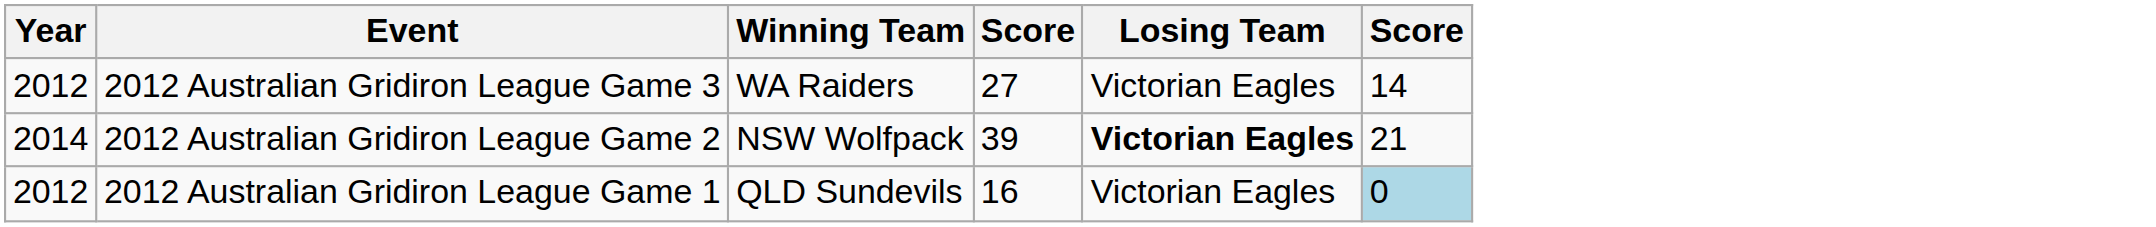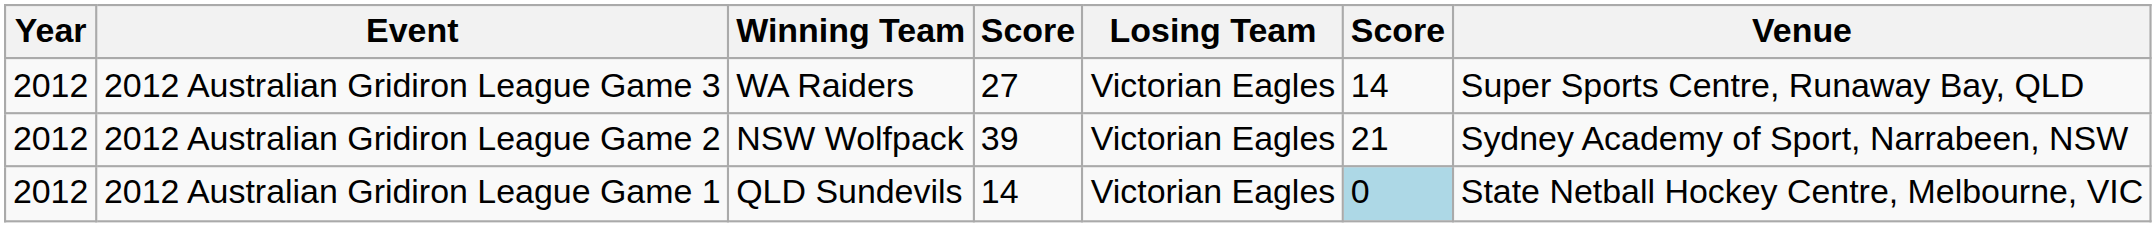+ column: (1802, 31)
(51, 138) 2014 -> (51, 138) 2012
(1222, 138) bold -> (1213, 138) normal
(1000, 192) 16 -> (1000, 192) 14
